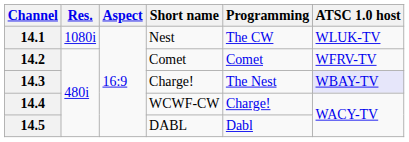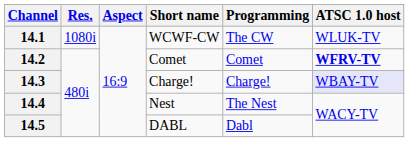(162, 37) Nest -> (184, 37) WCWF-CW
(346, 59) normal -> (348, 59) bold
(251, 81) The Nest -> (248, 81) Charge!
(184, 103) WCWF-CW -> (162, 103) Nest
(248, 103) Charge! -> (251, 103) The Nest
